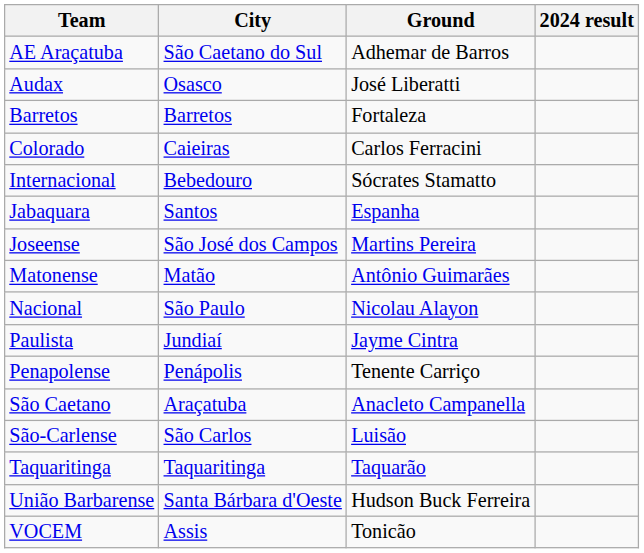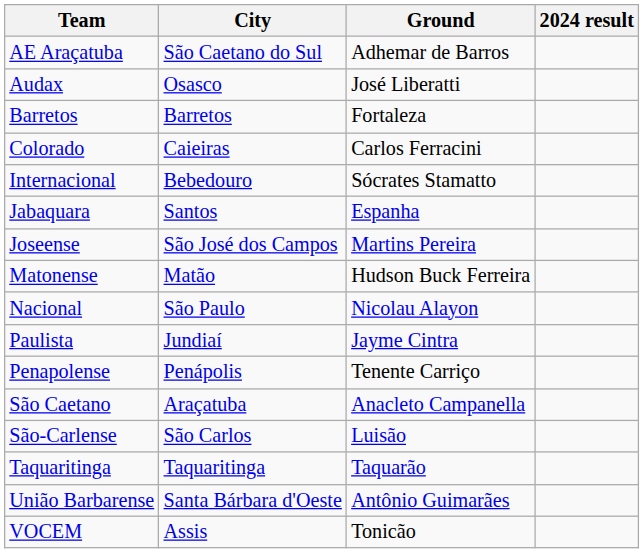(430, 276) Antônio Guimarães -> (441, 276) Hudson Buck Ferreira
(441, 500) Hudson Buck Ferreira -> (430, 500) Antônio Guimarães
